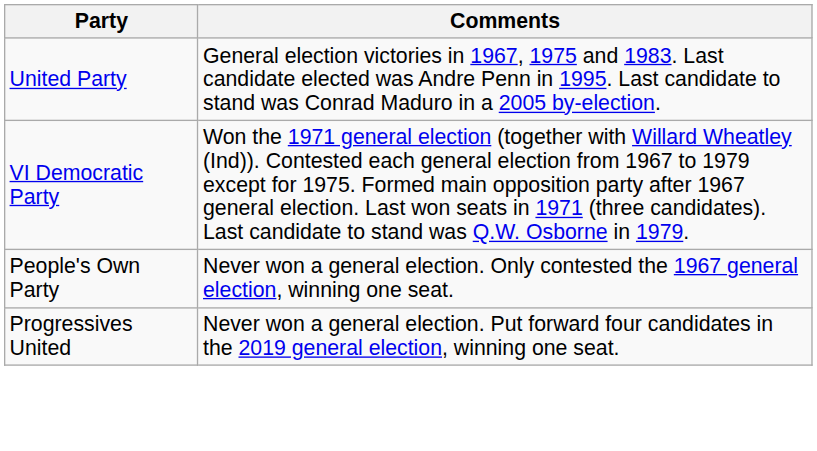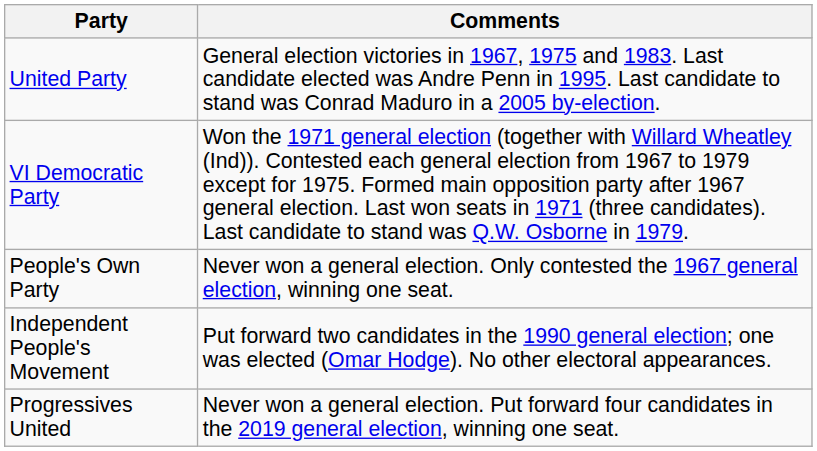+ row: (69, 347)
